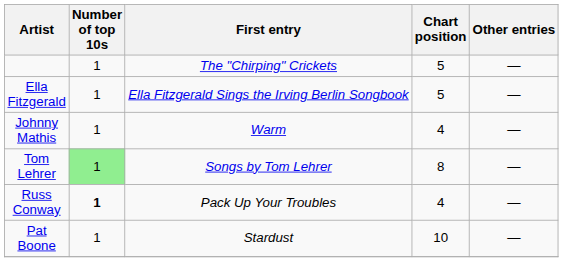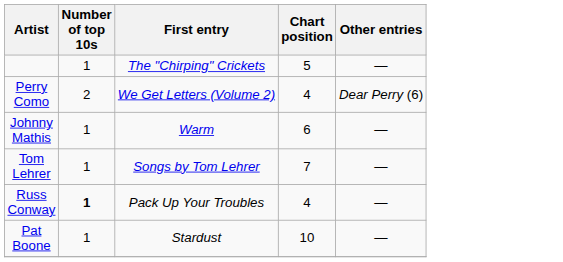+ row: (31, 94)
- row: (37, 94)
(441, 130) 4 -> (307, 130) 6
(97, 166) lightgreen background -> (87, 166) no background
(441, 166) 8 -> (307, 166) 7
